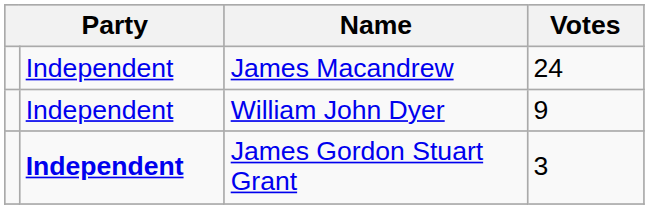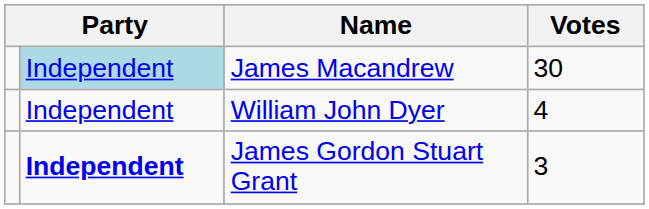(100, 67) no background -> (100, 67) lightblue background
(548, 67) 24 -> (548, 67) 30
(541, 109) 9 -> (541, 109) 4
